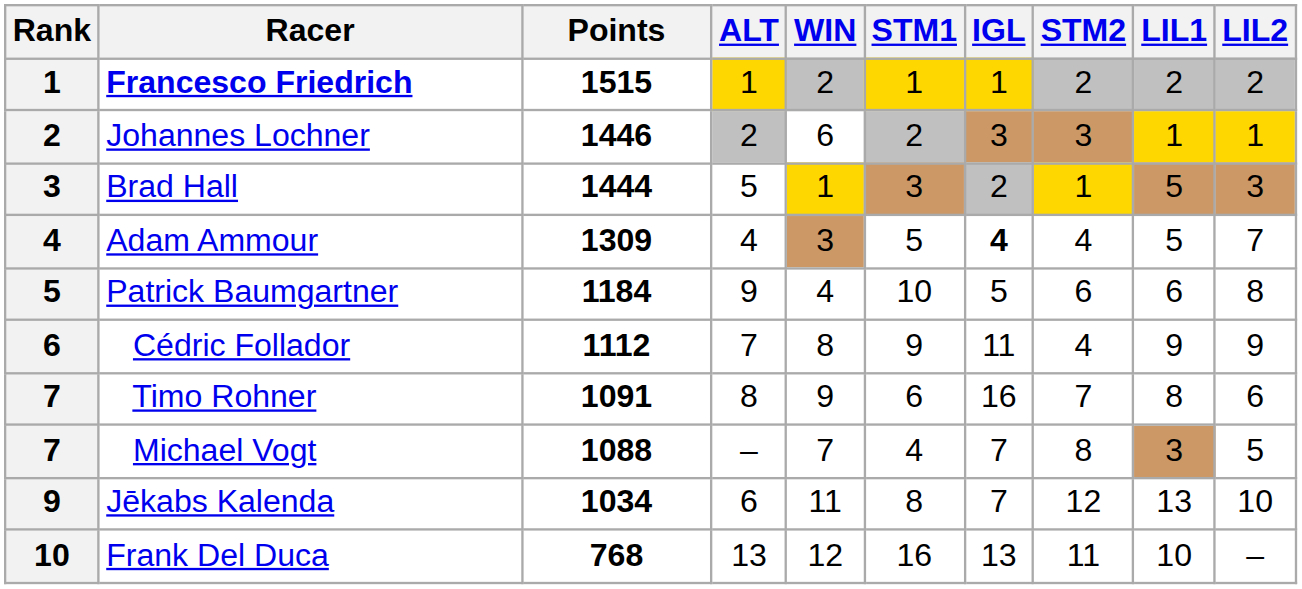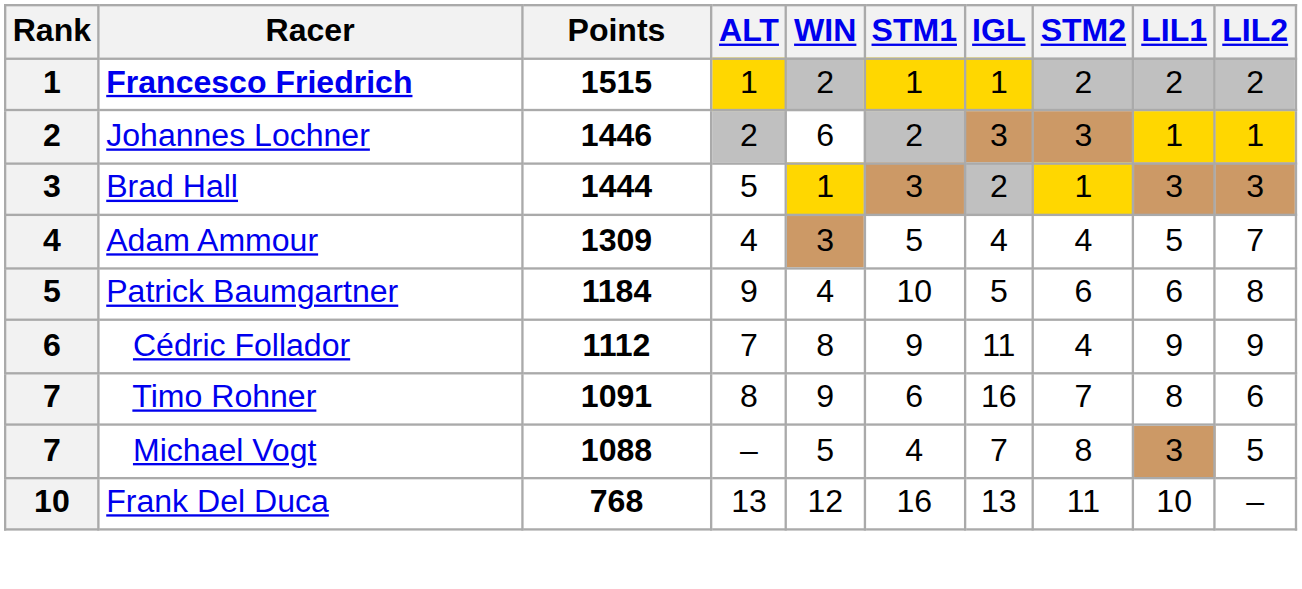(1174, 187) 5 -> (1174, 187) 3
(999, 240) bold -> (999, 240) normal
(825, 449) 7 -> (825, 449) 5
- row: (220, 502)
